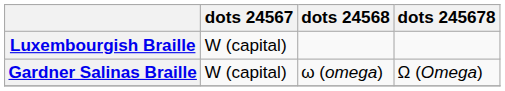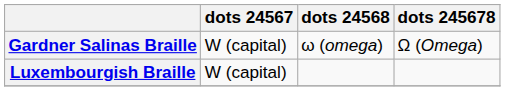rows swapped: (103, 72) <-> (103, 45)
